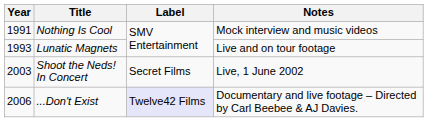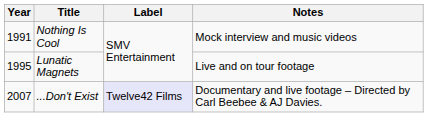(19, 48) 1993 -> (19, 66) 1995
- row: (76, 71)
(19, 101) 2006 -> (19, 96) 2007
